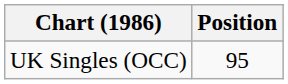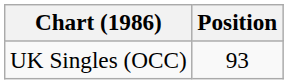(237, 59) 95 -> (237, 59) 93
